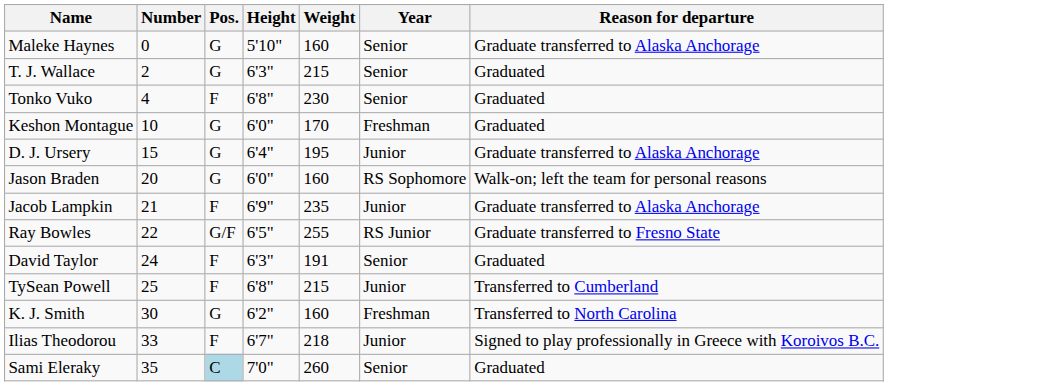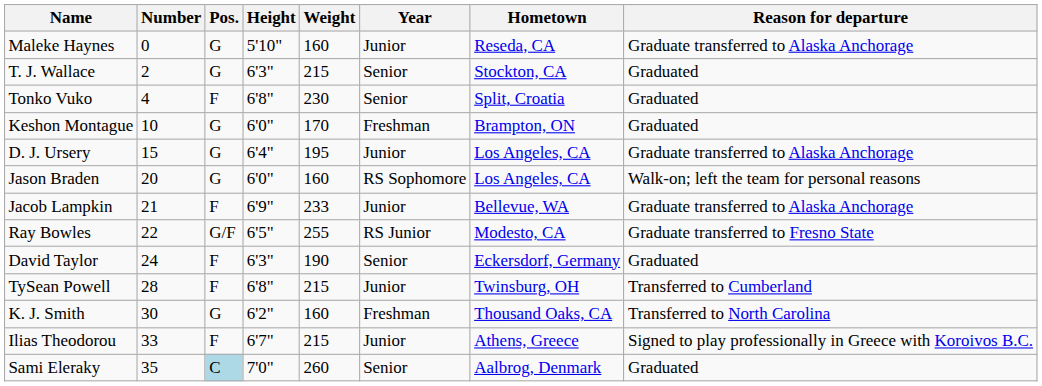+ column: (547, 17)
(385, 44) Senior -> (384, 44) Junior
(316, 206) 235 -> (316, 206) 233
(316, 260) 191 -> (316, 260) 190
(150, 286) 25 -> (150, 286) 28
(316, 340) 218 -> (316, 340) 215
